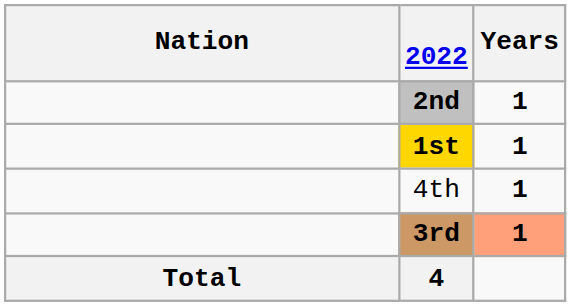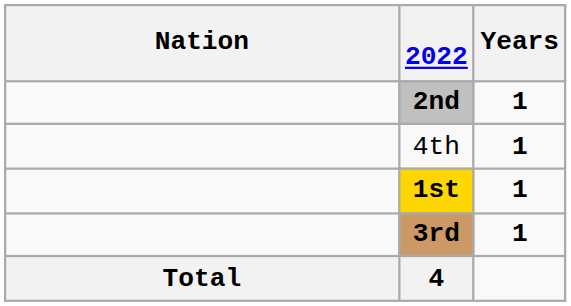rows swapped: (436, 146) <-> (436, 190)
(520, 234) lightsalmon background -> (520, 234) no background
